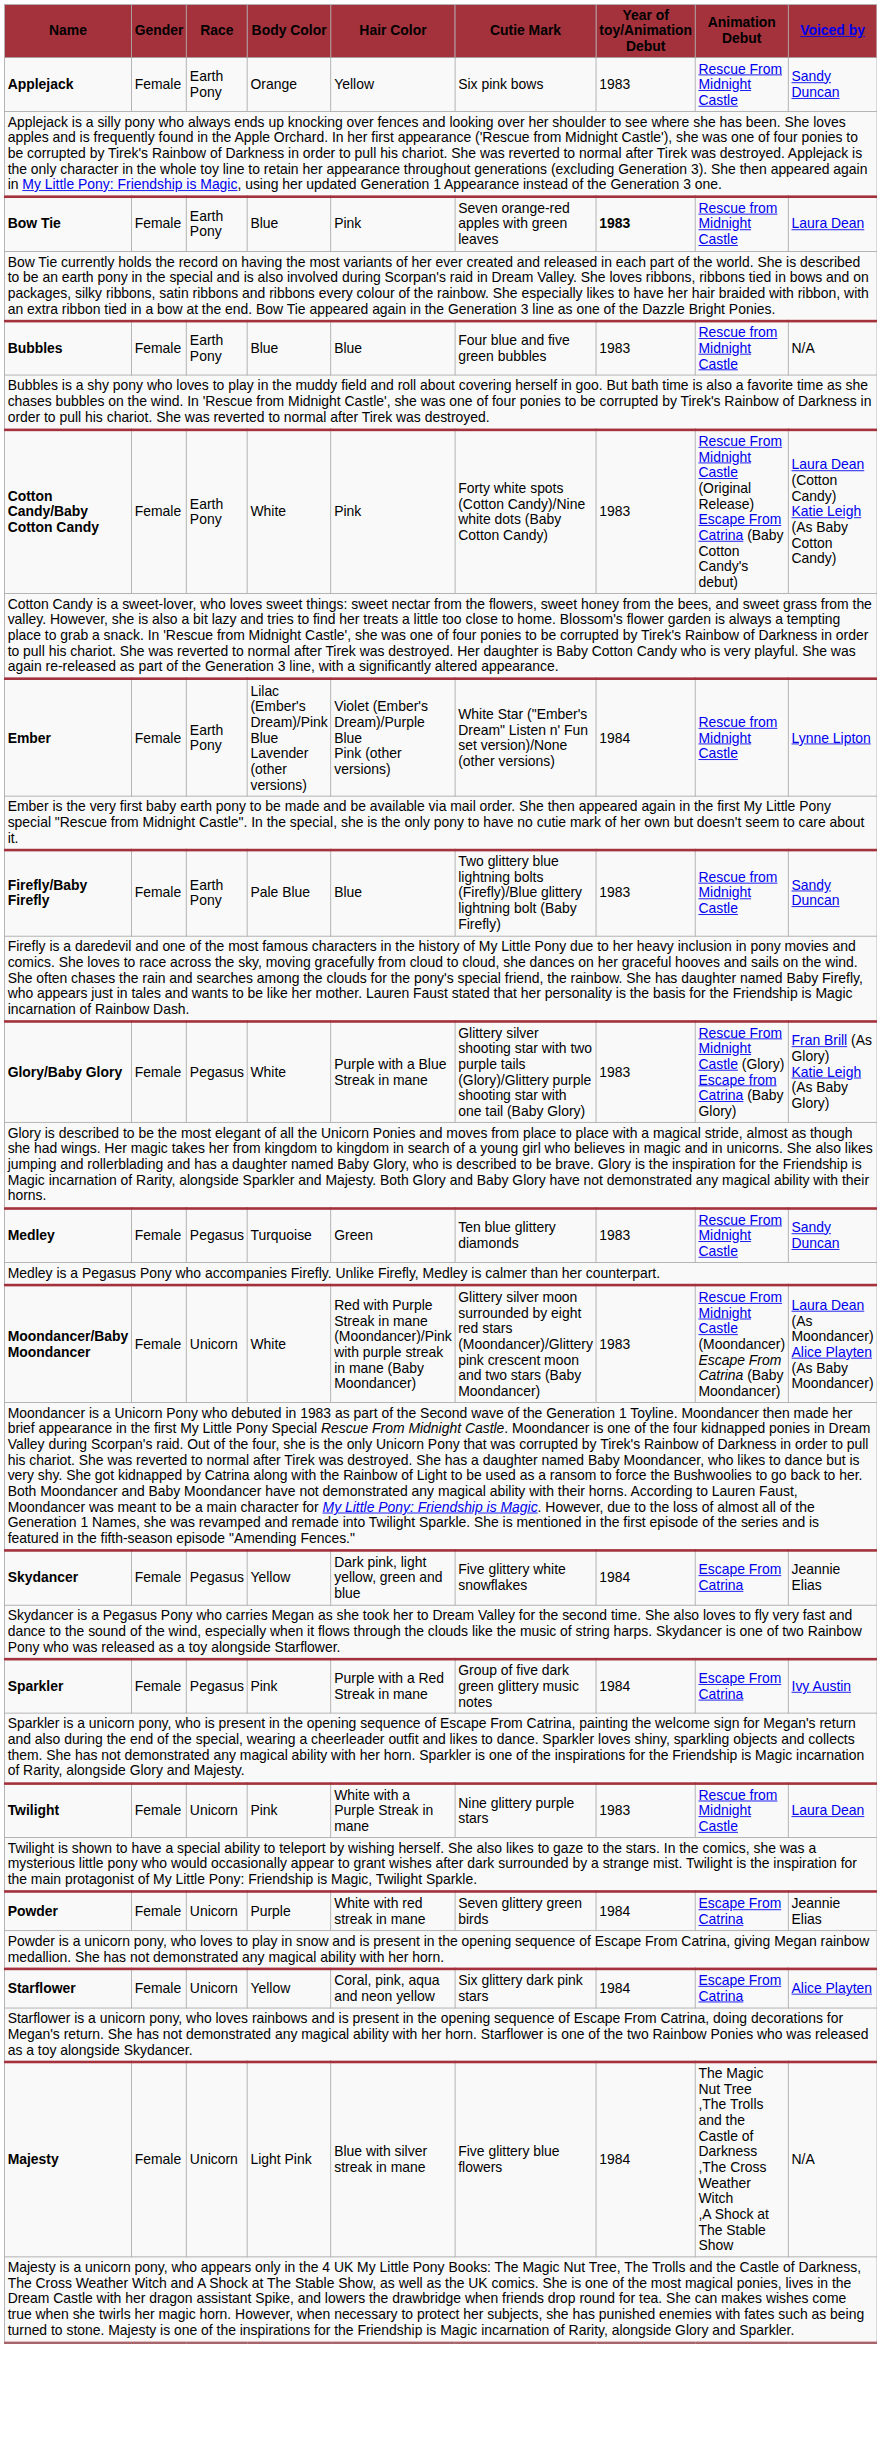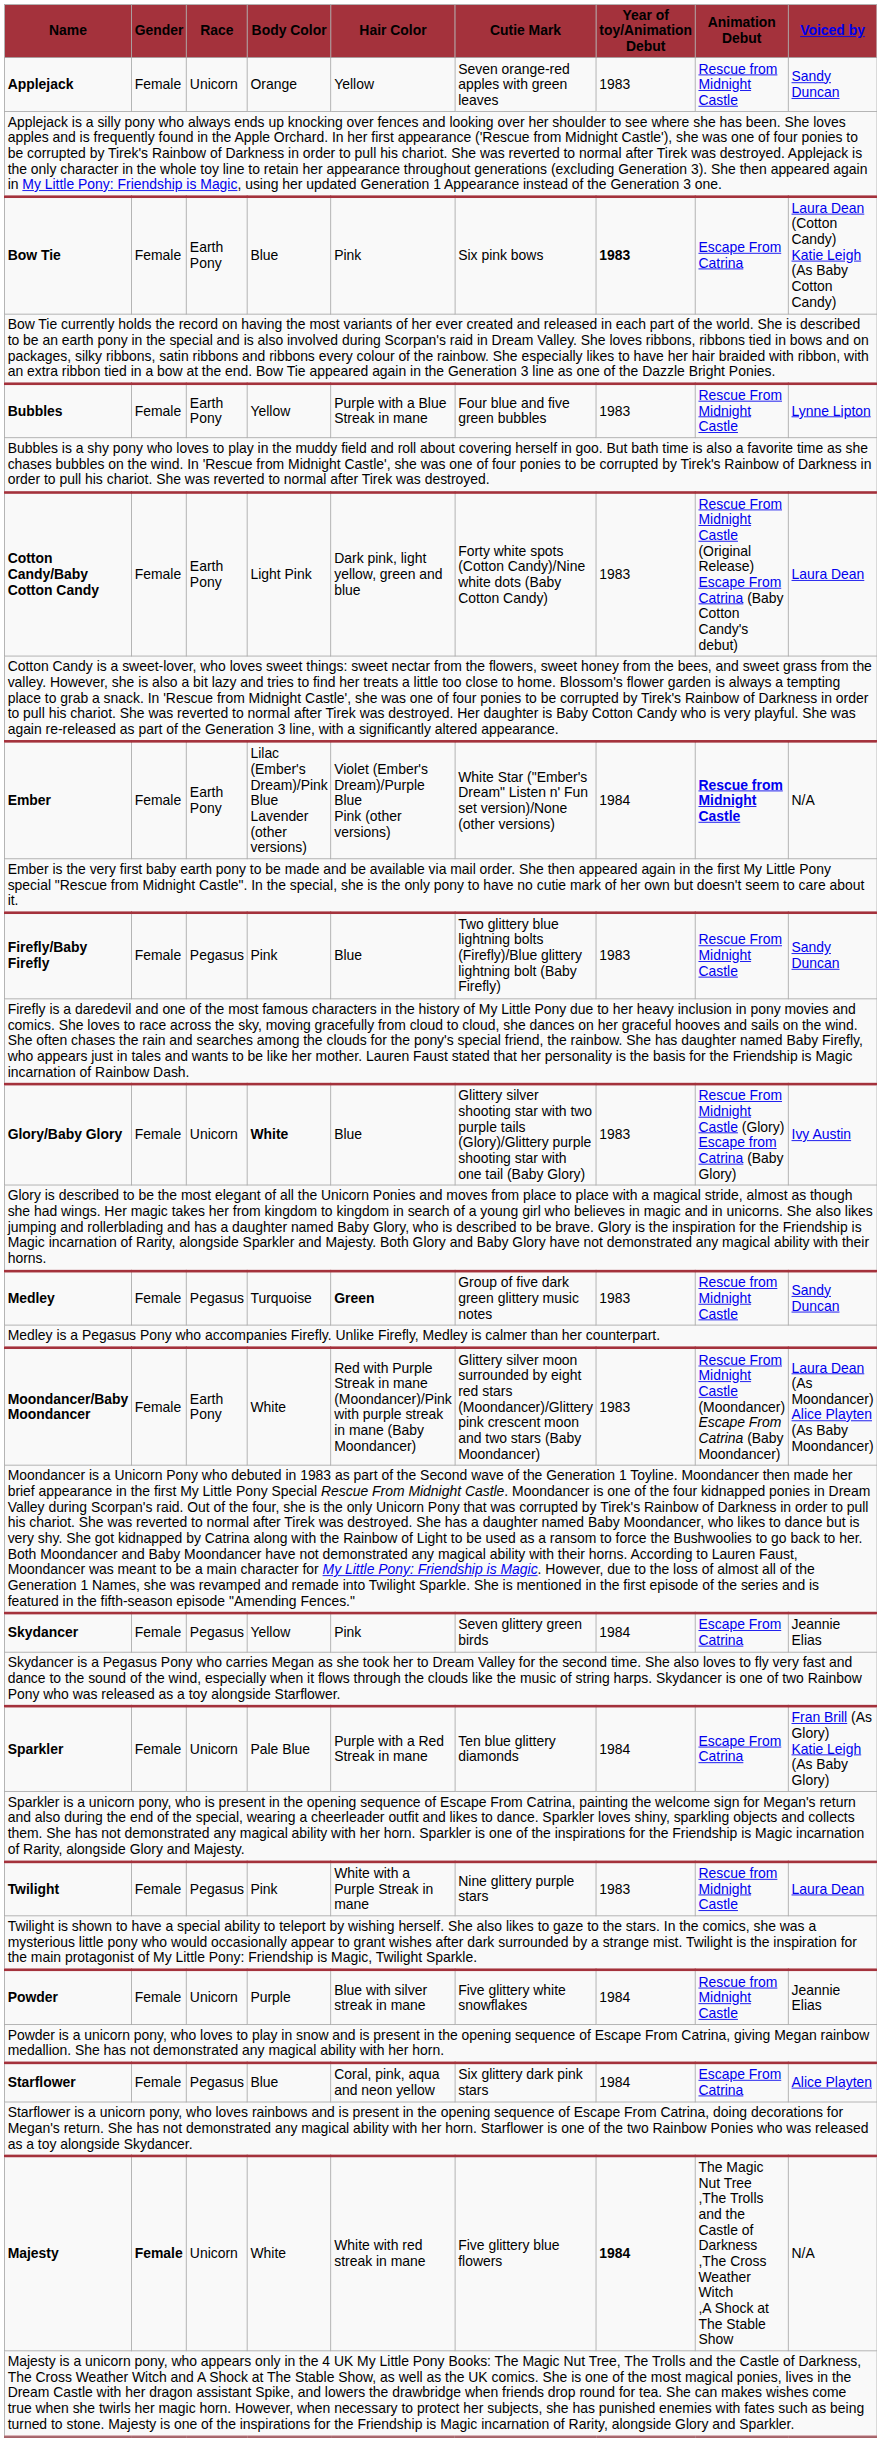(207, 84) Earth Pony -> (214, 84) Unicorn
(501, 84) Six pink bows -> (514, 84) Seven orange-red apples with green leaves
(740, 84) Rescue From Midnight Castle -> (738, 84) Rescue from Midnight Castle
(514, 224) Seven orange-red apples with green leaves -> (501, 255) Six pink bows
(738, 224) Rescue from Midnight Castle -> (740, 255) Escape From Catrina
(828, 224) Laura Dean -> (828, 255) Laura Dean (Cotton Candy) Katie Leigh (As Baby Cotton Candy)
(264, 348) Blue -> (270, 411) Yellow
(348, 348) Blue -> (390, 411) Purple with a Blue Streak in mane
(738, 348) Rescue from Midnight Castle -> (740, 411) Rescue From Midnight Castle
(803, 348) N/A -> (831, 411) Lynne Lipton
(268, 511) White -> (281, 574) Light Pink
(348, 511) Pink -> (388, 574) Dark pink, light yellow, green and blue
(828, 511) Laura Dean (Cotton Candy) Katie Leigh (As Baby Cotton Candy) -> (828, 574) Laura Dean
(738, 737) normal -> (741, 800) bold
(831, 737) Lynne Lipton -> (803, 800) N/A
(207, 893) Earth Pony -> (217, 956) Pegasus
(280, 893) Pale Blue -> (264, 956) Pink
(738, 893) Rescue from Midnight Castle -> (740, 956) Rescue From Midnight Castle
(217, 1072) Pegasus -> (214, 1135) Unicorn
(268, 1072) normal -> (269, 1135) bold
(390, 1072) Purple with a Blue Streak in mane -> (348, 1135) Blue
(832, 1072) Fran Brill (As Glory) Katie Leigh (As Baby Glory) -> (821, 1135) Ivy Austin
(354, 1235) normal -> (354, 1298) bold
(507, 1235) Ten blue glittery diamonds -> (519, 1298) Group of five dark green glittery music notes
(740, 1235) Rescue From Midnight Castle -> (738, 1298) Rescue from Midnight Castle
(214, 1344) Unicorn -> (207, 1406) Earth Pony
(388, 1578) Dark pink, light yellow, green and blue -> (348, 1632) Pink
(512, 1578) Five glittery white snowflakes -> (520, 1632) Seven glittery green birds
(217, 1686) Pegasus -> (214, 1749) Unicorn
(264, 1686) Pink -> (280, 1749) Pale Blue
(519, 1686) Group of five dark green glittery music notes -> (507, 1749) Ten blue glittery diamonds
(821, 1686) Ivy Austin -> (832, 1749) Fran Brill (As Glory) Katie Leigh (As Baby Glory)
(214, 1810) Unicorn -> (217, 1889) Pegasus
(380, 1911) White with red streak in mane -> (381, 1997) Blue with silver streak in mane
(520, 1911) Seven glittery green birds -> (512, 1997) Five glittery white snowflakes
(740, 1911) Escape From Catrina -> (738, 1997) Rescue from Midnight Castle
(214, 1988) Unicorn -> (217, 2082) Pegasus
(270, 1988) Yellow -> (264, 2082) Blue
(158, 2159) normal -> (159, 2253) bold
(281, 2159) Light Pink -> (268, 2253) White
(381, 2159) Blue with silver streak in mane -> (380, 2253) White with red streak in mane
(615, 2159) normal -> (615, 2253) bold
